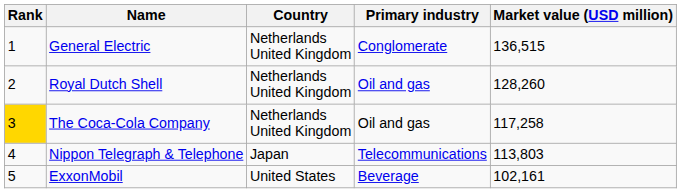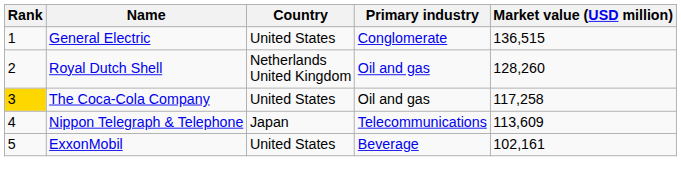(301, 46) Netherlands United Kingdom -> (293, 38) United States
(301, 123) Netherlands United Kingdom -> (293, 99) United States
(519, 154) 113,803 -> (519, 122) 113,609
